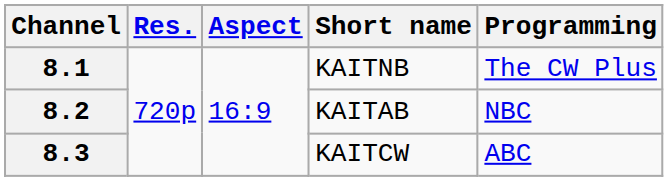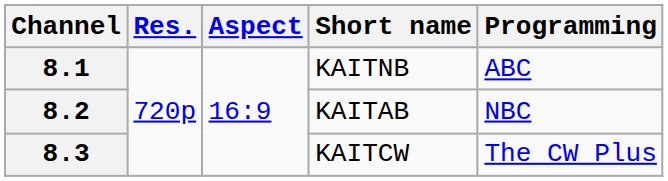(571, 69) The CW Plus -> (508, 69) ABC
(508, 154) ABC -> (571, 154) The CW Plus
